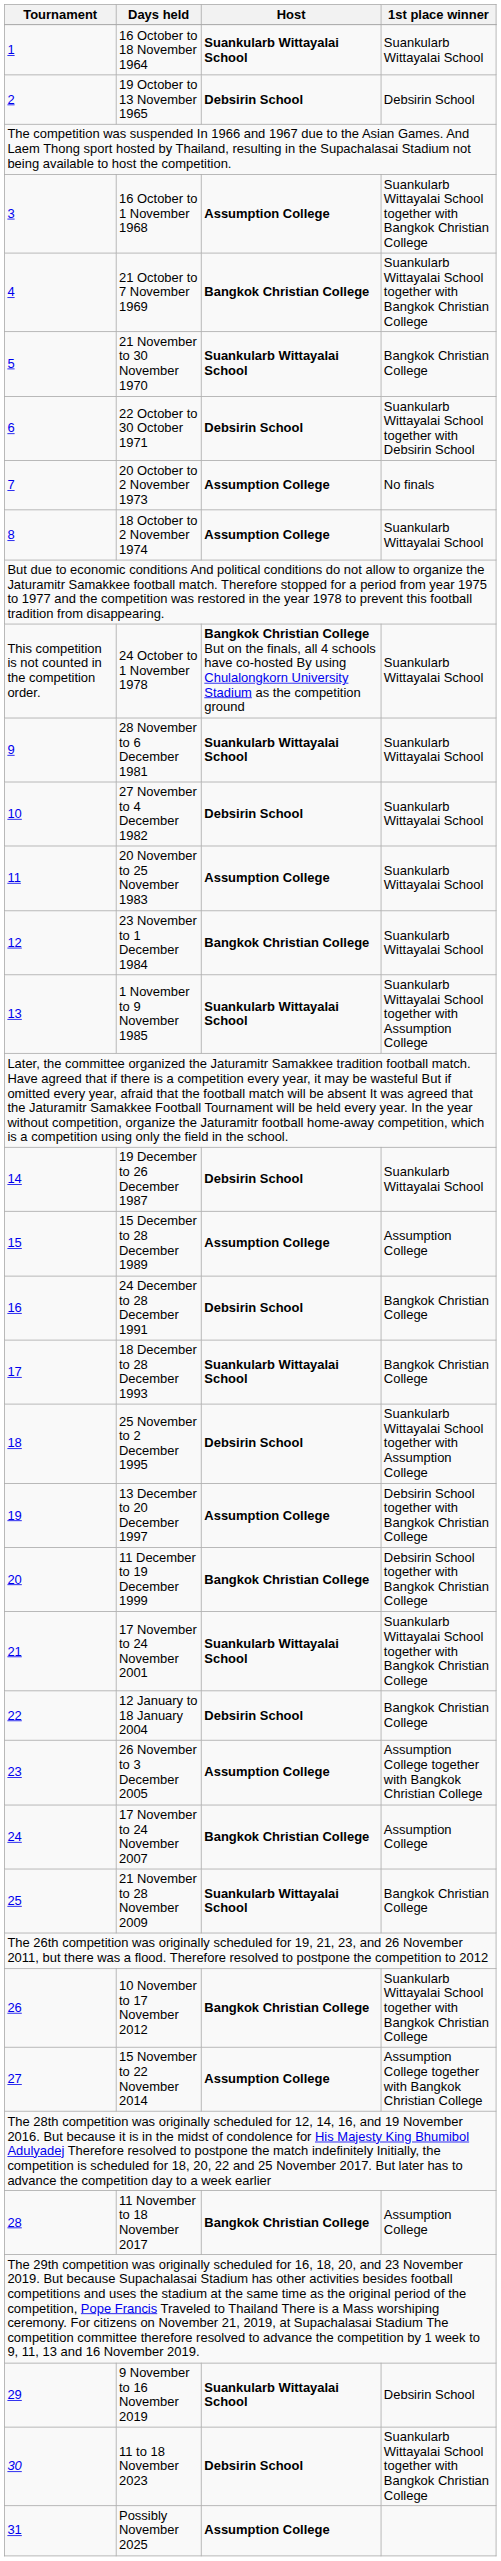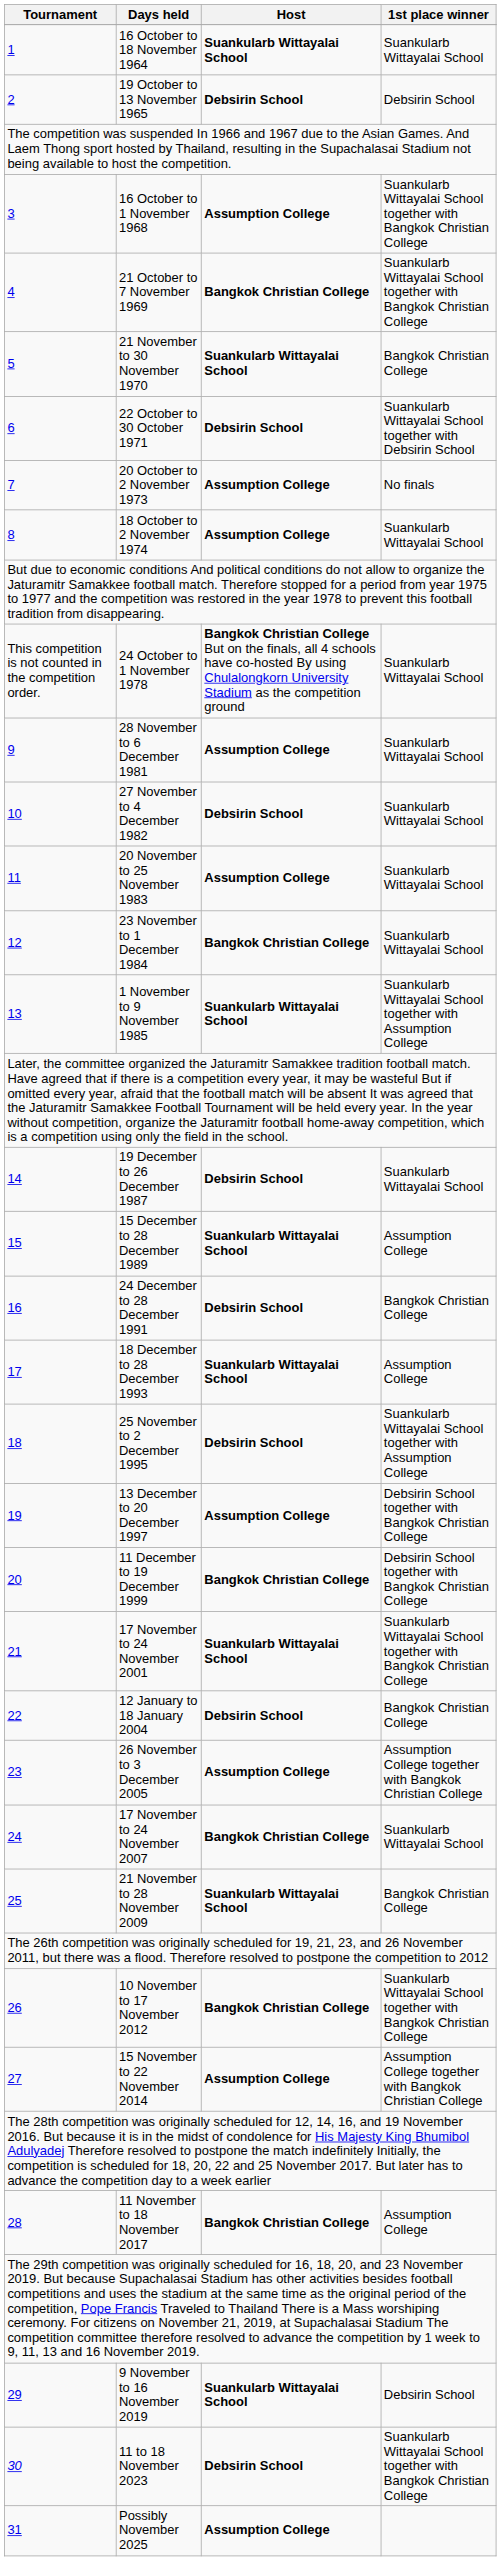(272, 749) Suankularb Wittayalai School -> (267, 749) Assumption College
(267, 1243) Assumption College -> (272, 1243) Suankularb Wittayalai School
(436, 1372) Bangkok Christian College -> (418, 1372) Assumption College
(418, 1836) Assumption College -> (434, 1836) Suankularb Wittayalai School
